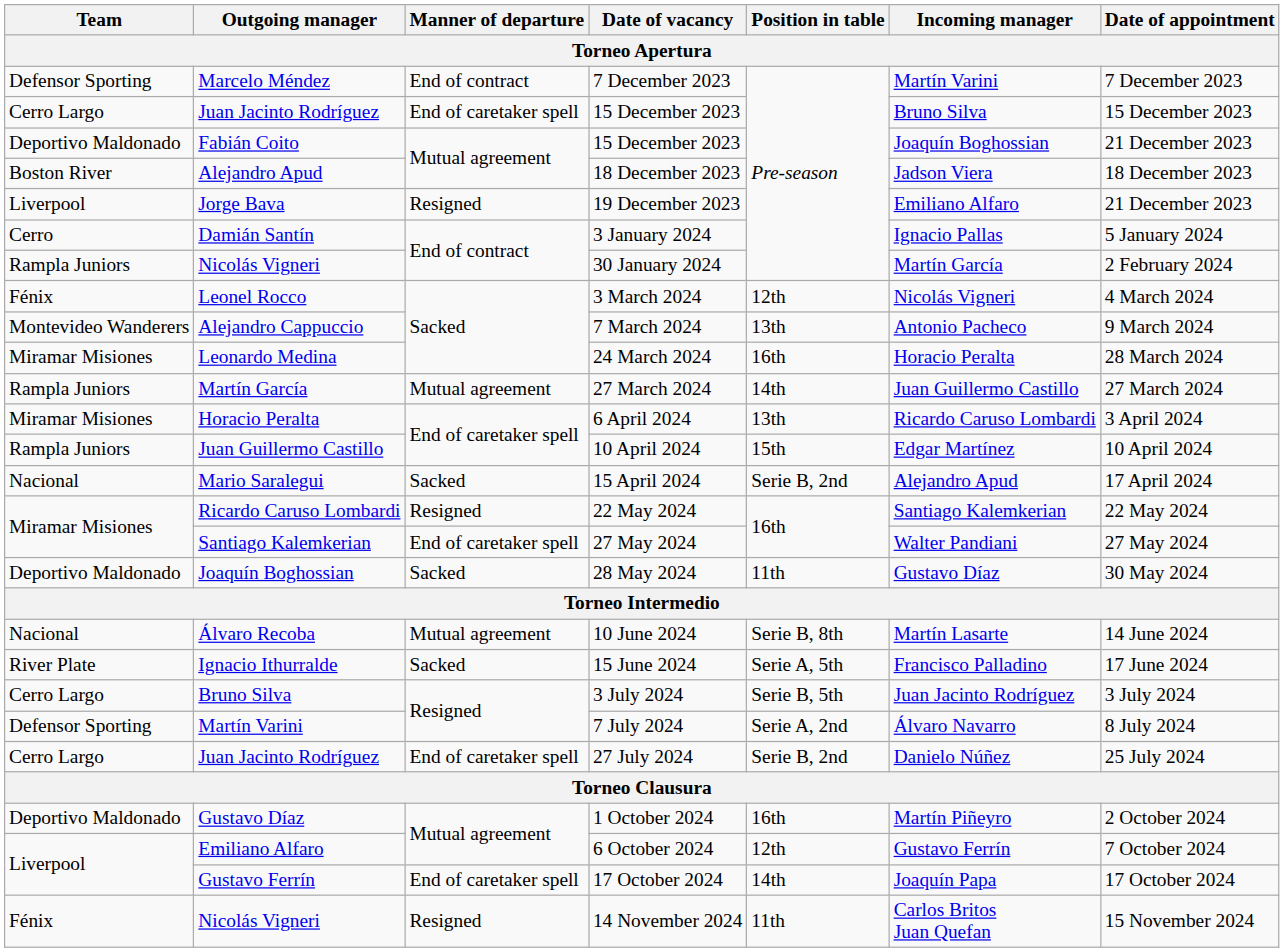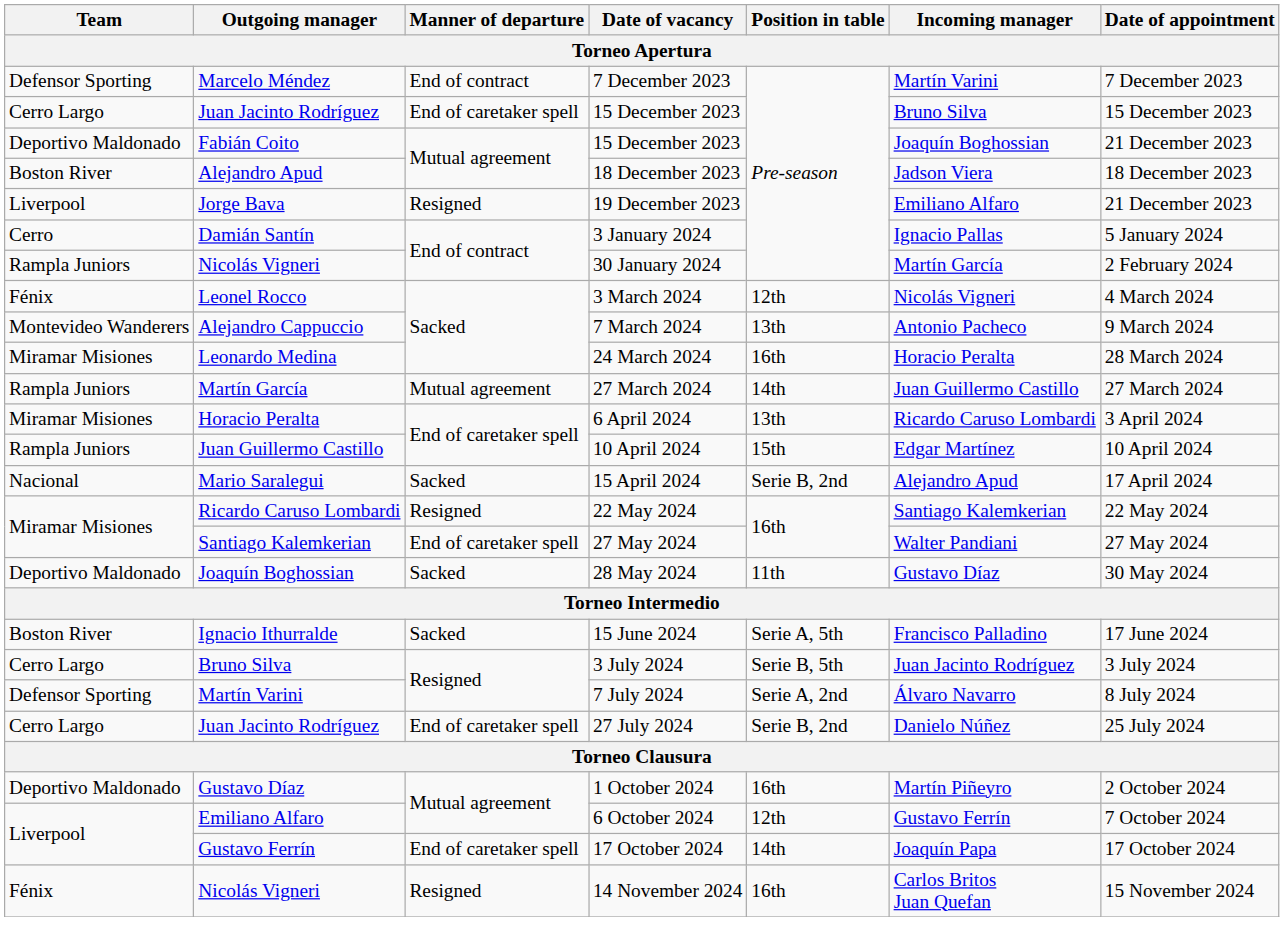- row: (257, 633)
(52, 664) River Plate -> (60, 633) Boston River
(768, 921) 11th -> (769, 890) 16th
